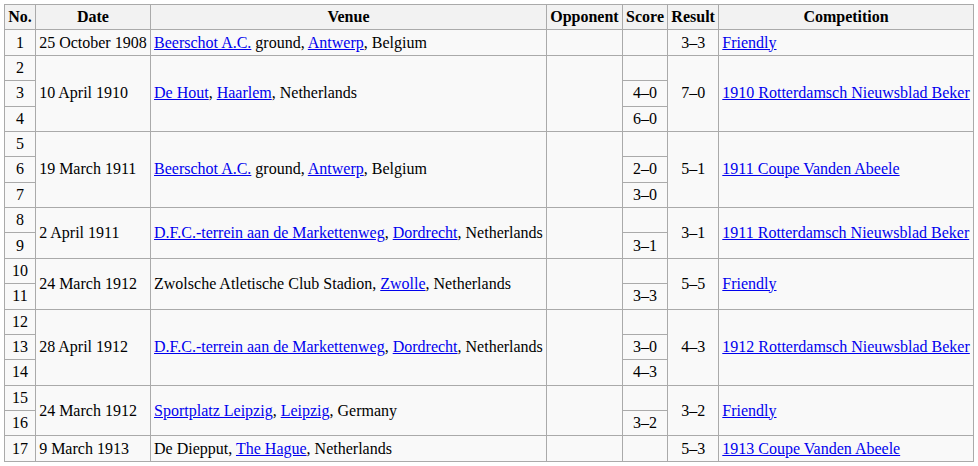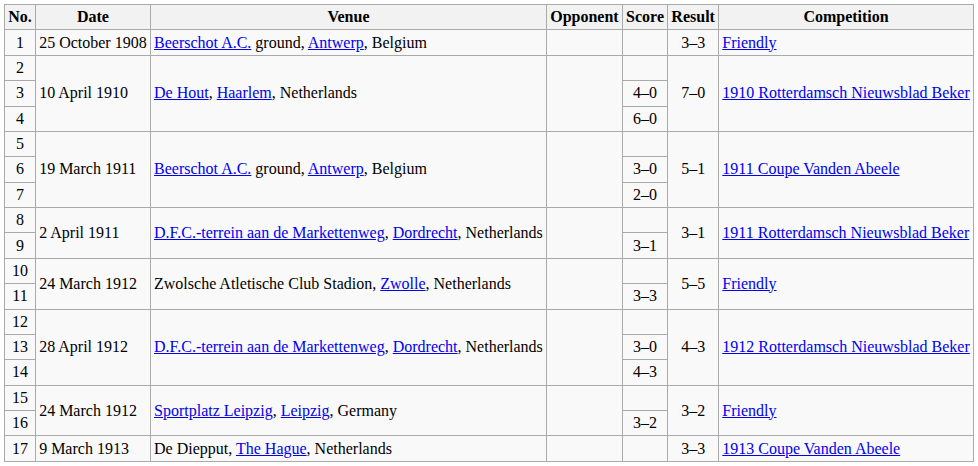(645, 169) 2–0 -> (645, 169) 3–0
(645, 194) 3–0 -> (645, 194) 2–0
(693, 448) 5–3 -> (693, 448) 3–3
